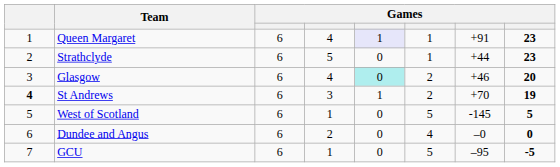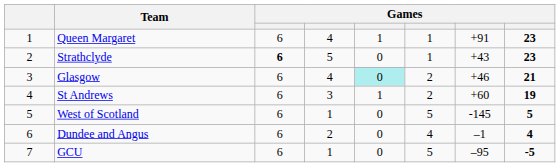(380, 38) lavender background -> (380, 38) no background
(280, 57) normal -> (280, 57) bold
(480, 57) +44 -> (480, 57) +43
(530, 76) 20 -> (530, 76) 21
(29, 95) bold -> (29, 95) normal
(480, 95) +70 -> (480, 95) +60
(480, 133) –0 -> (480, 133) –1
(530, 133) 0 -> (530, 133) 4
